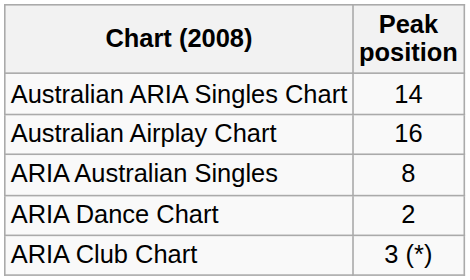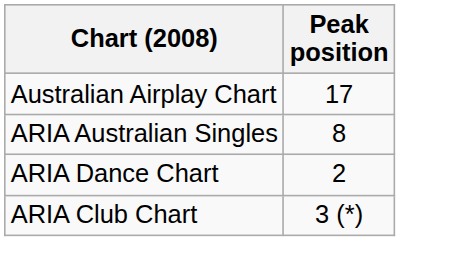- row: (179, 93)
(408, 133) 16 -> (339, 93) 17
